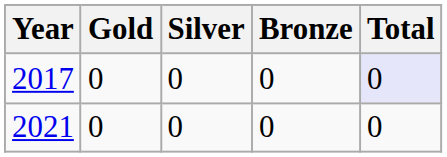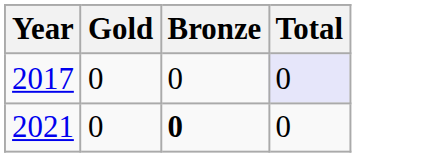- column: (206, 28)
(267, 126) normal -> (175, 126) bold
